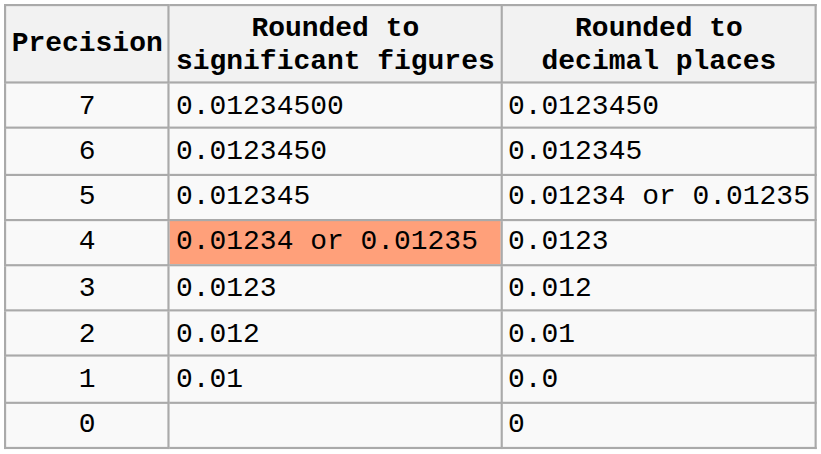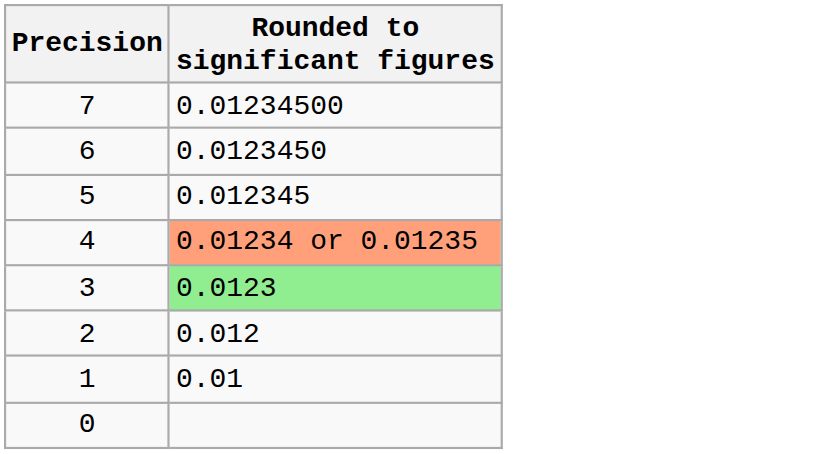- column: (659, 44)
(226, 288) no background -> (226, 288) lightgreen background
